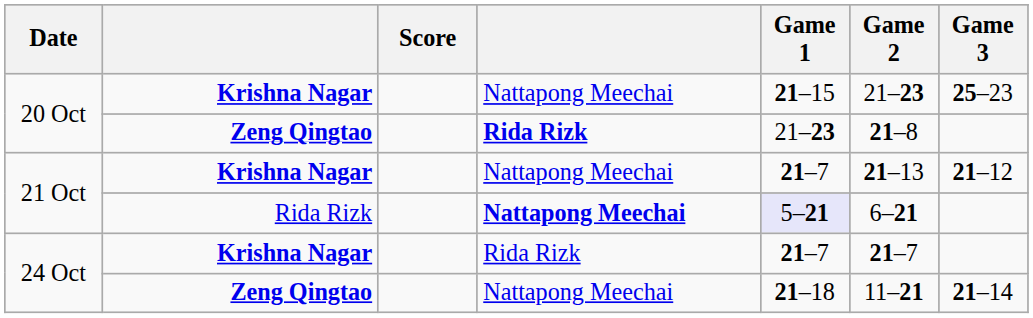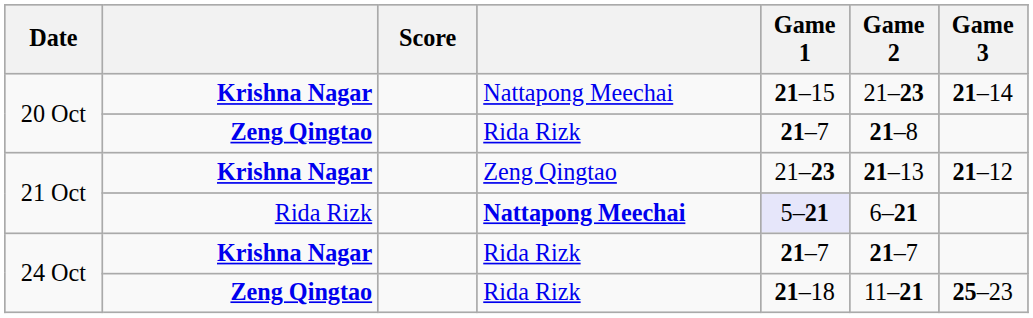(983, 93) 25–23 -> (983, 93) 21–14
(535, 133) bold -> (532, 133) normal
(805, 133) 21–23 -> (805, 133) 21–7
(578, 173) Nattapong Meechai -> (550, 173) Zeng Qingtao
(805, 173) 21–7 -> (805, 173) 21–23
(578, 292) Nattapong Meechai -> (532, 292) Rida Rizk
(983, 292) 21–14 -> (983, 292) 25–23
